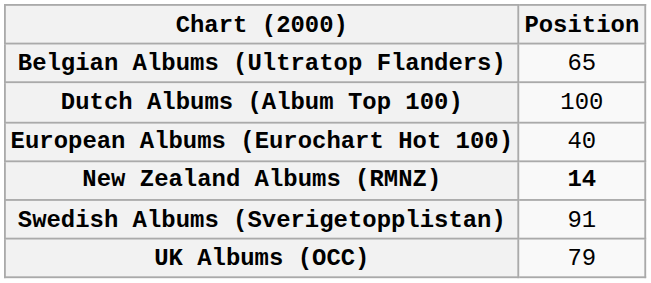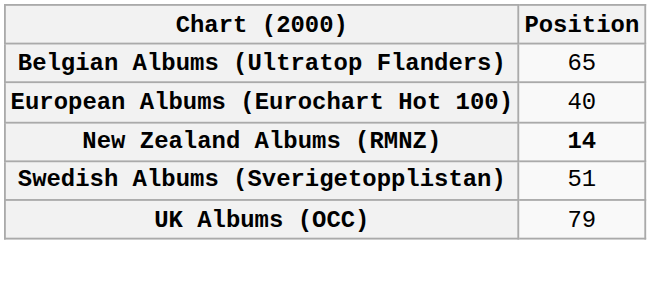- row: (262, 102)
(582, 219) 91 -> (582, 180) 51
